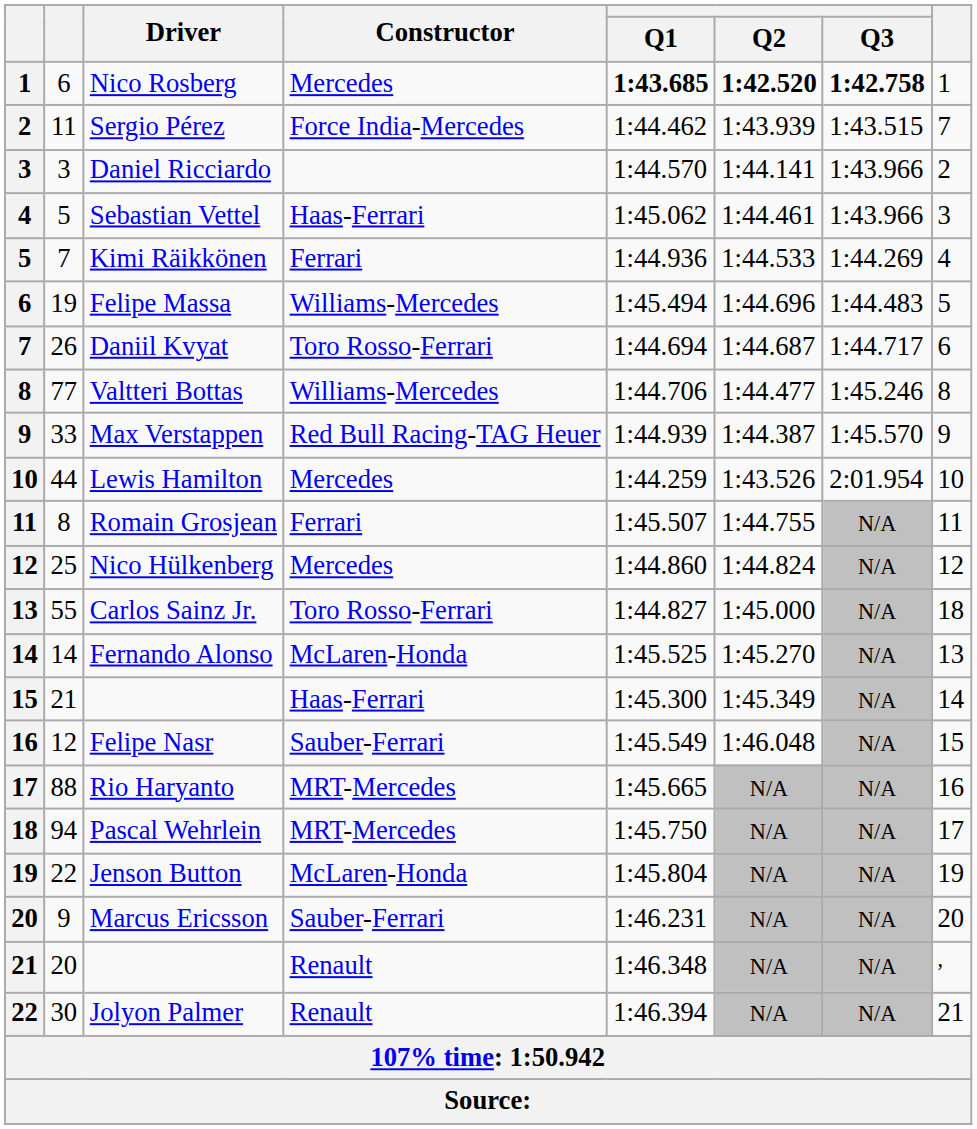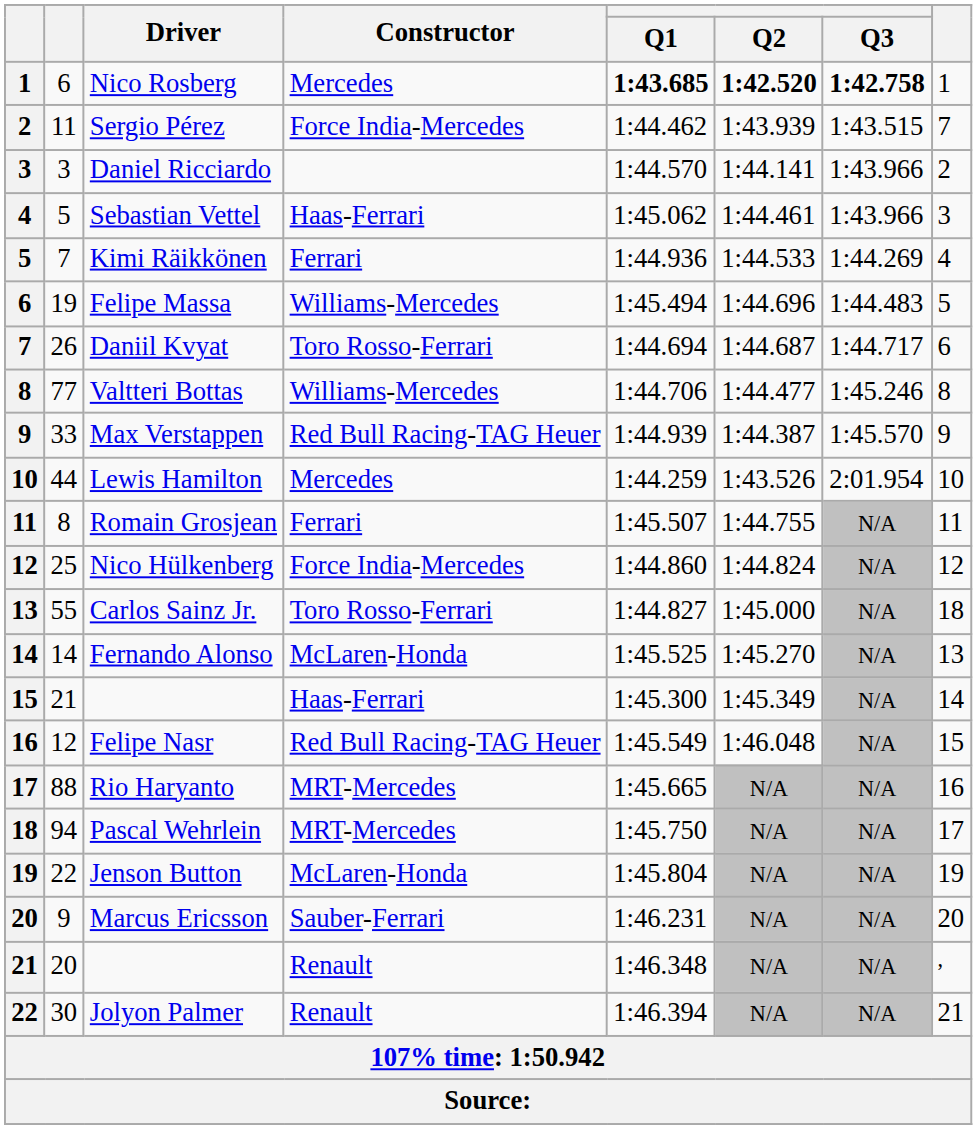(341, 566) Mercedes -> (407, 566) Force India-Mercedes
(367, 742) Sauber-Ferrari -> (445, 742) Red Bull Racing-TAG Heuer
